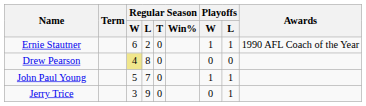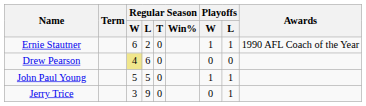(148, 61) 8 -> (148, 61) 6
(148, 77) 7 -> (148, 77) 5
